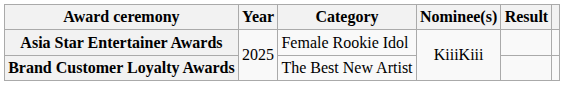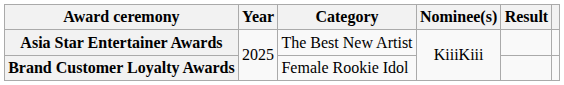(345, 42) Female Rookie Idol -> (347, 42) The Best New Artist
(347, 67) The Best New Artist -> (345, 67) Female Rookie Idol
